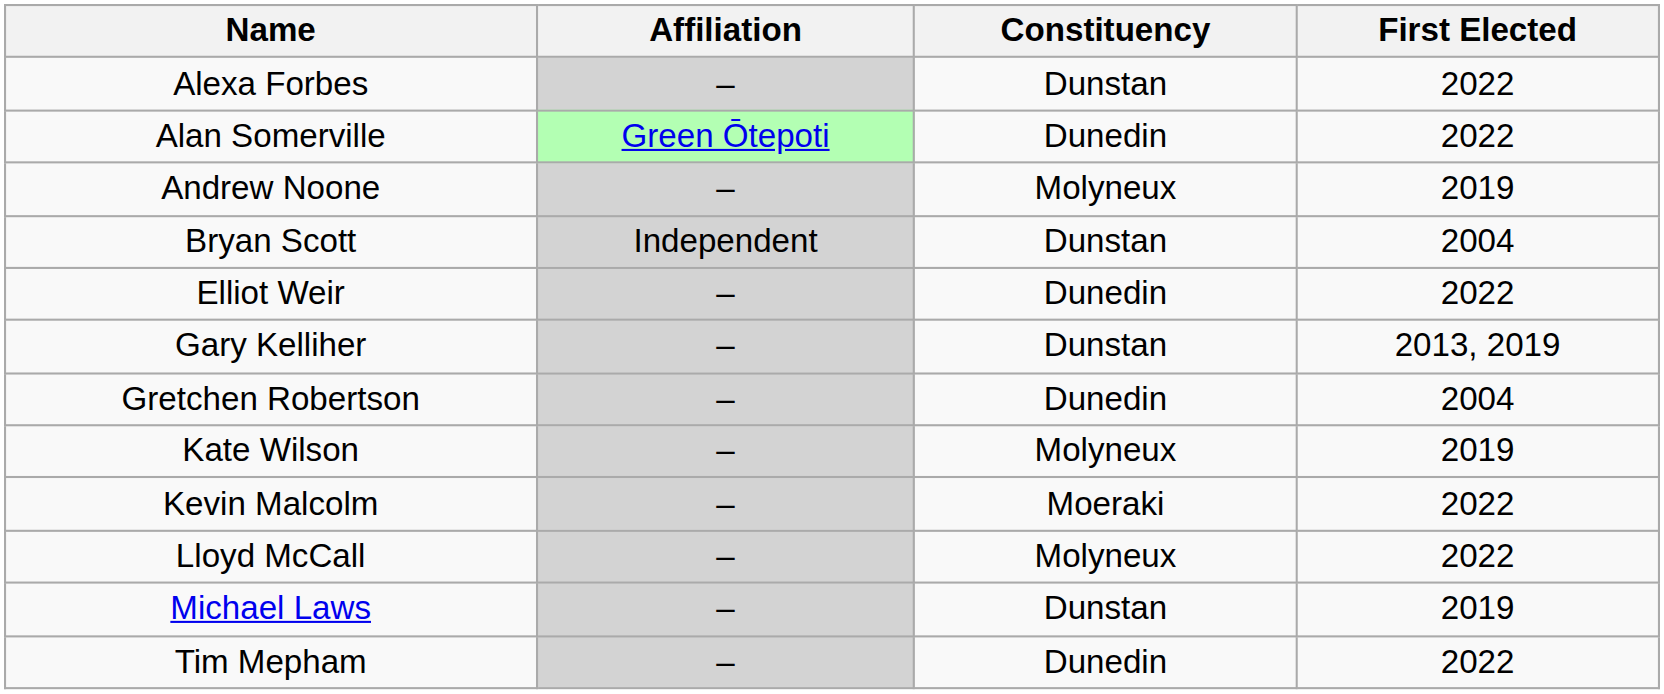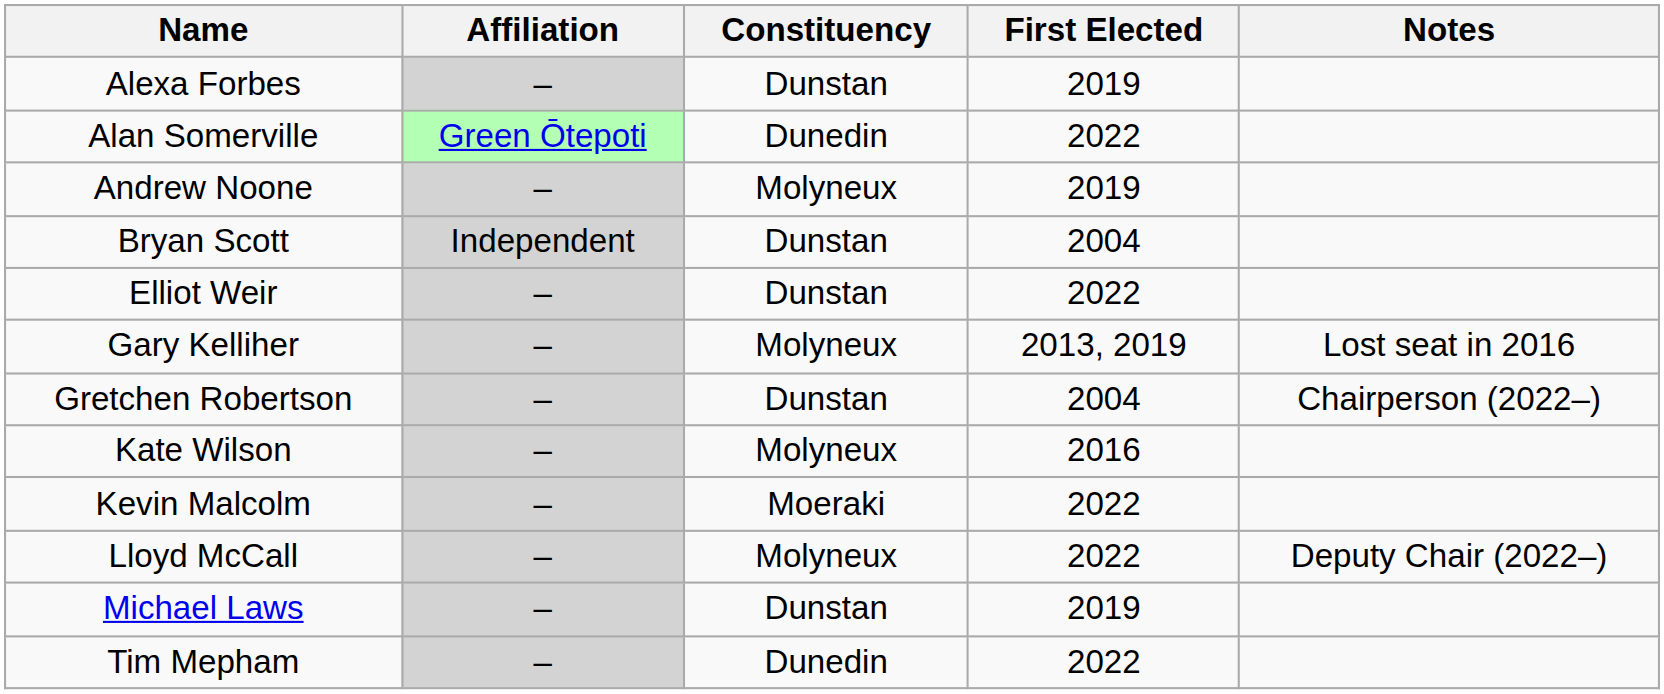+ column: (1449, 30)
(1478, 83) 2022 -> (1104, 83) 2019
(1105, 293) Dunedin -> (826, 293) Dunstan
(1105, 345) Dunstan -> (826, 345) Molyneux
(1105, 398) Dunedin -> (826, 398) Dunstan
(1478, 450) 2019 -> (1104, 450) 2016
